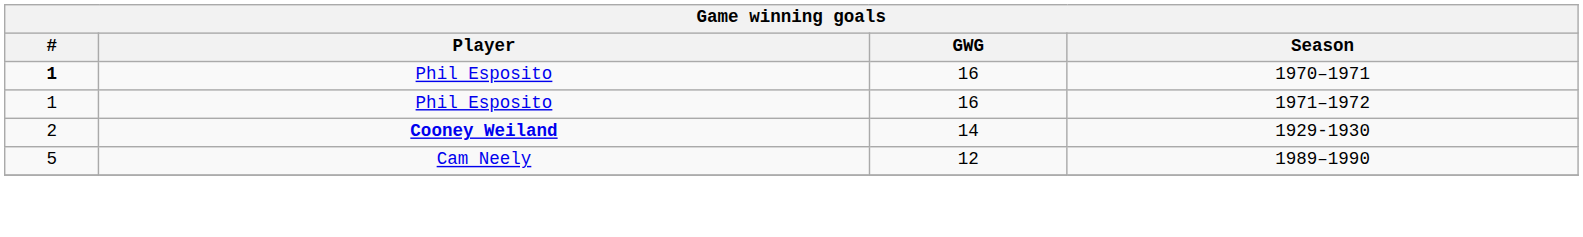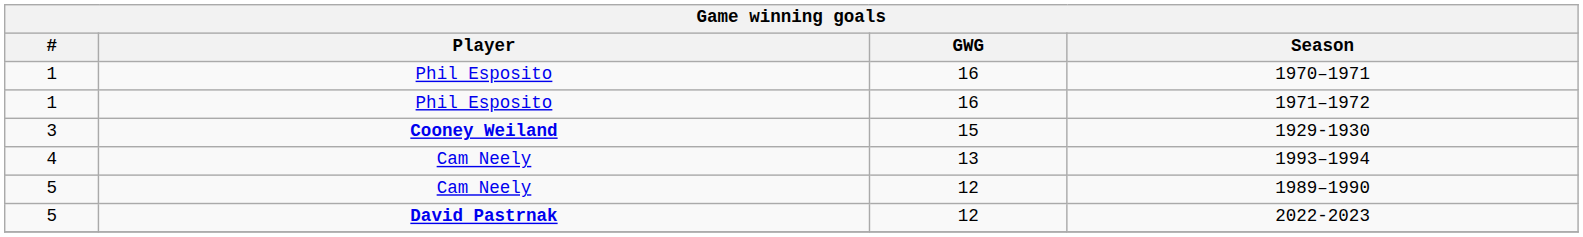(52, 76) bold -> (52, 76) normal
(52, 132) 2 -> (52, 132) 3
(968, 132) 14 -> (968, 132) 15
+ row: (1323, 161)
+ row: (1323, 217)
